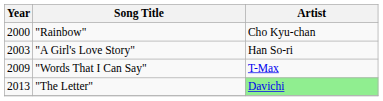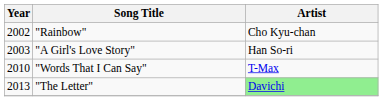(19, 31) 2000 -> (19, 31) 2002
(19, 68) 2009 -> (19, 68) 2010
